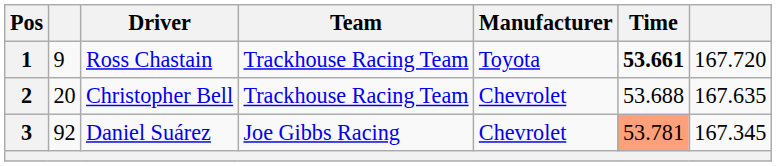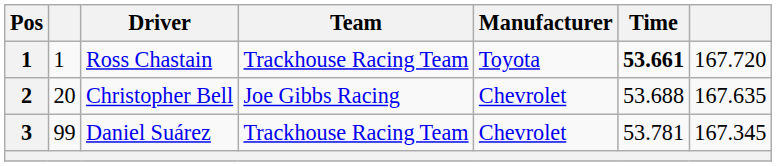(59, 59) 9 -> (59, 59) 1
(356, 96) Trackhouse Racing Team -> (322, 96) Joe Gibbs Racing
(65, 132) 92 -> (65, 132) 99
(322, 132) Joe Gibbs Racing -> (356, 132) Trackhouse Racing Team
(654, 132) lightsalmon background -> (654, 132) no background
